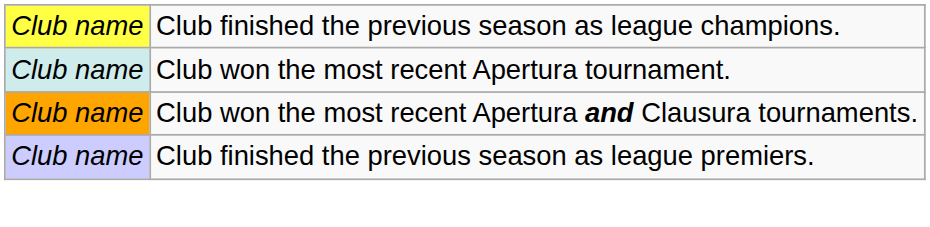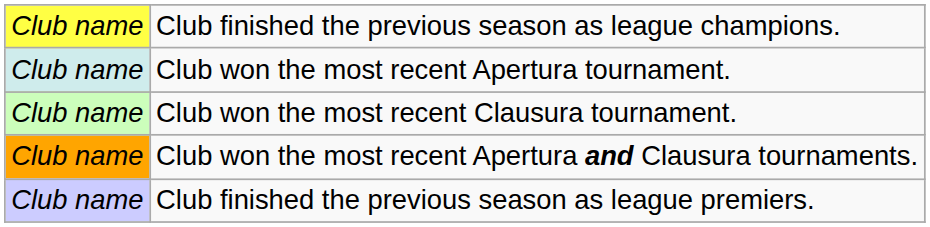+ row: (447, 112)
